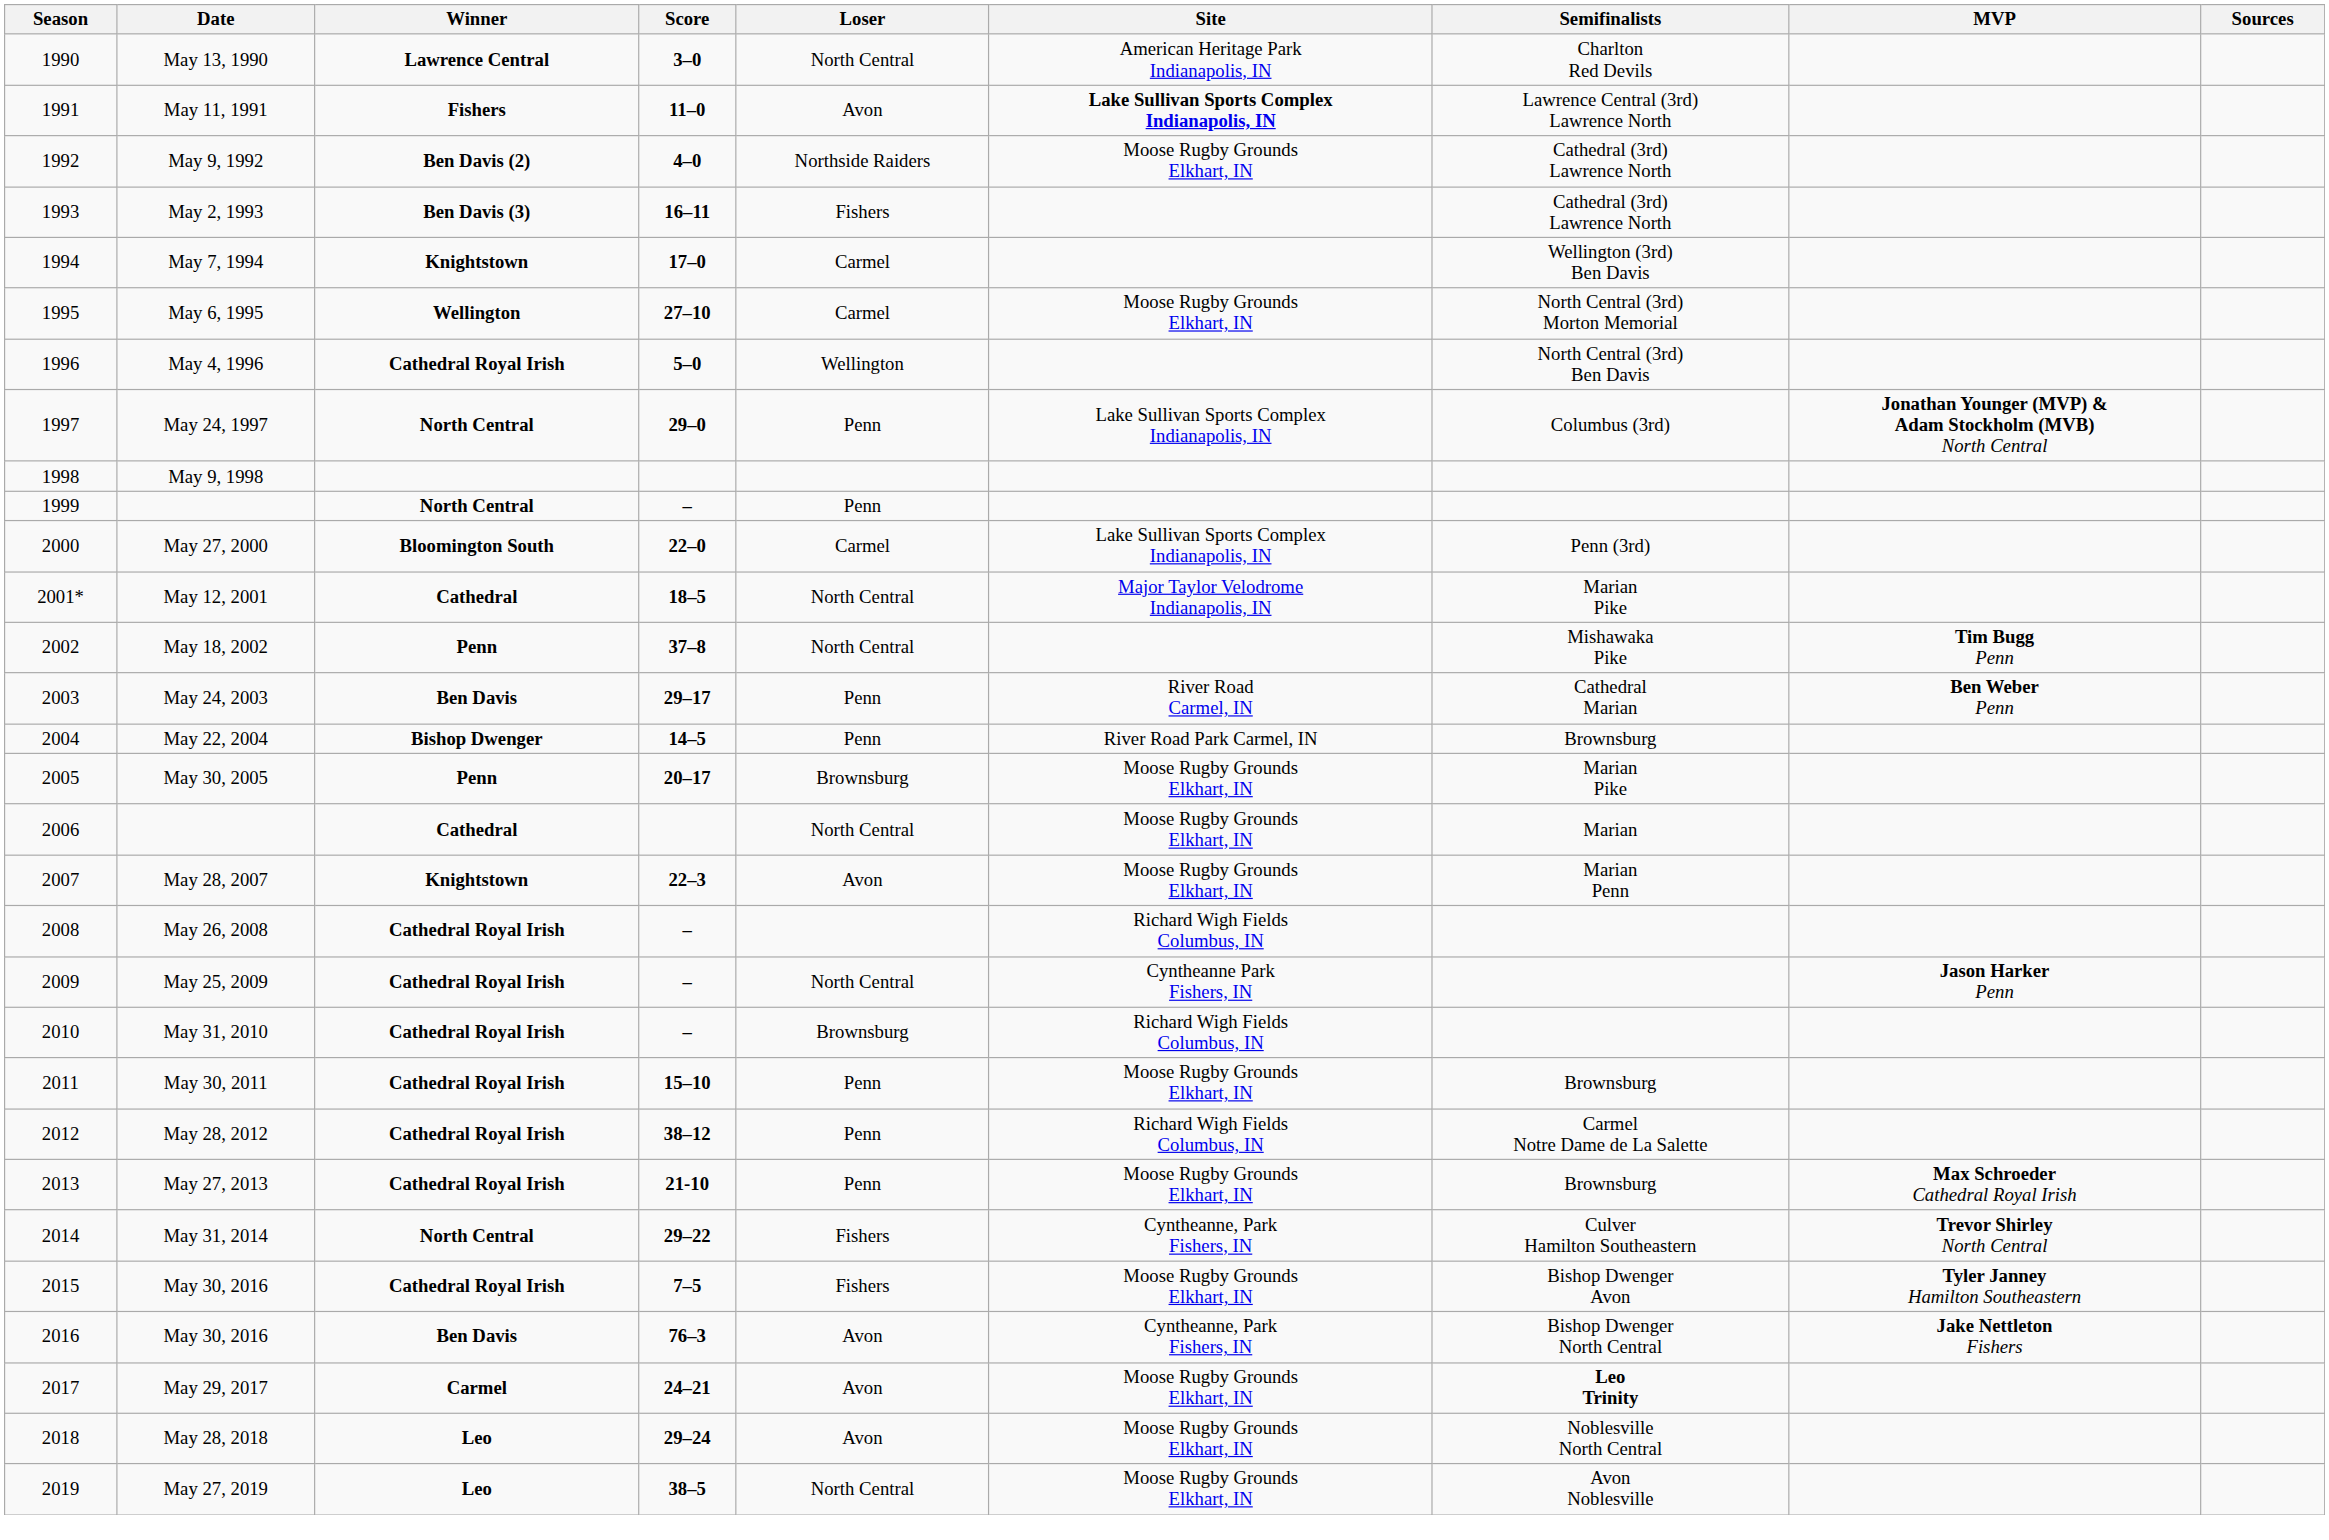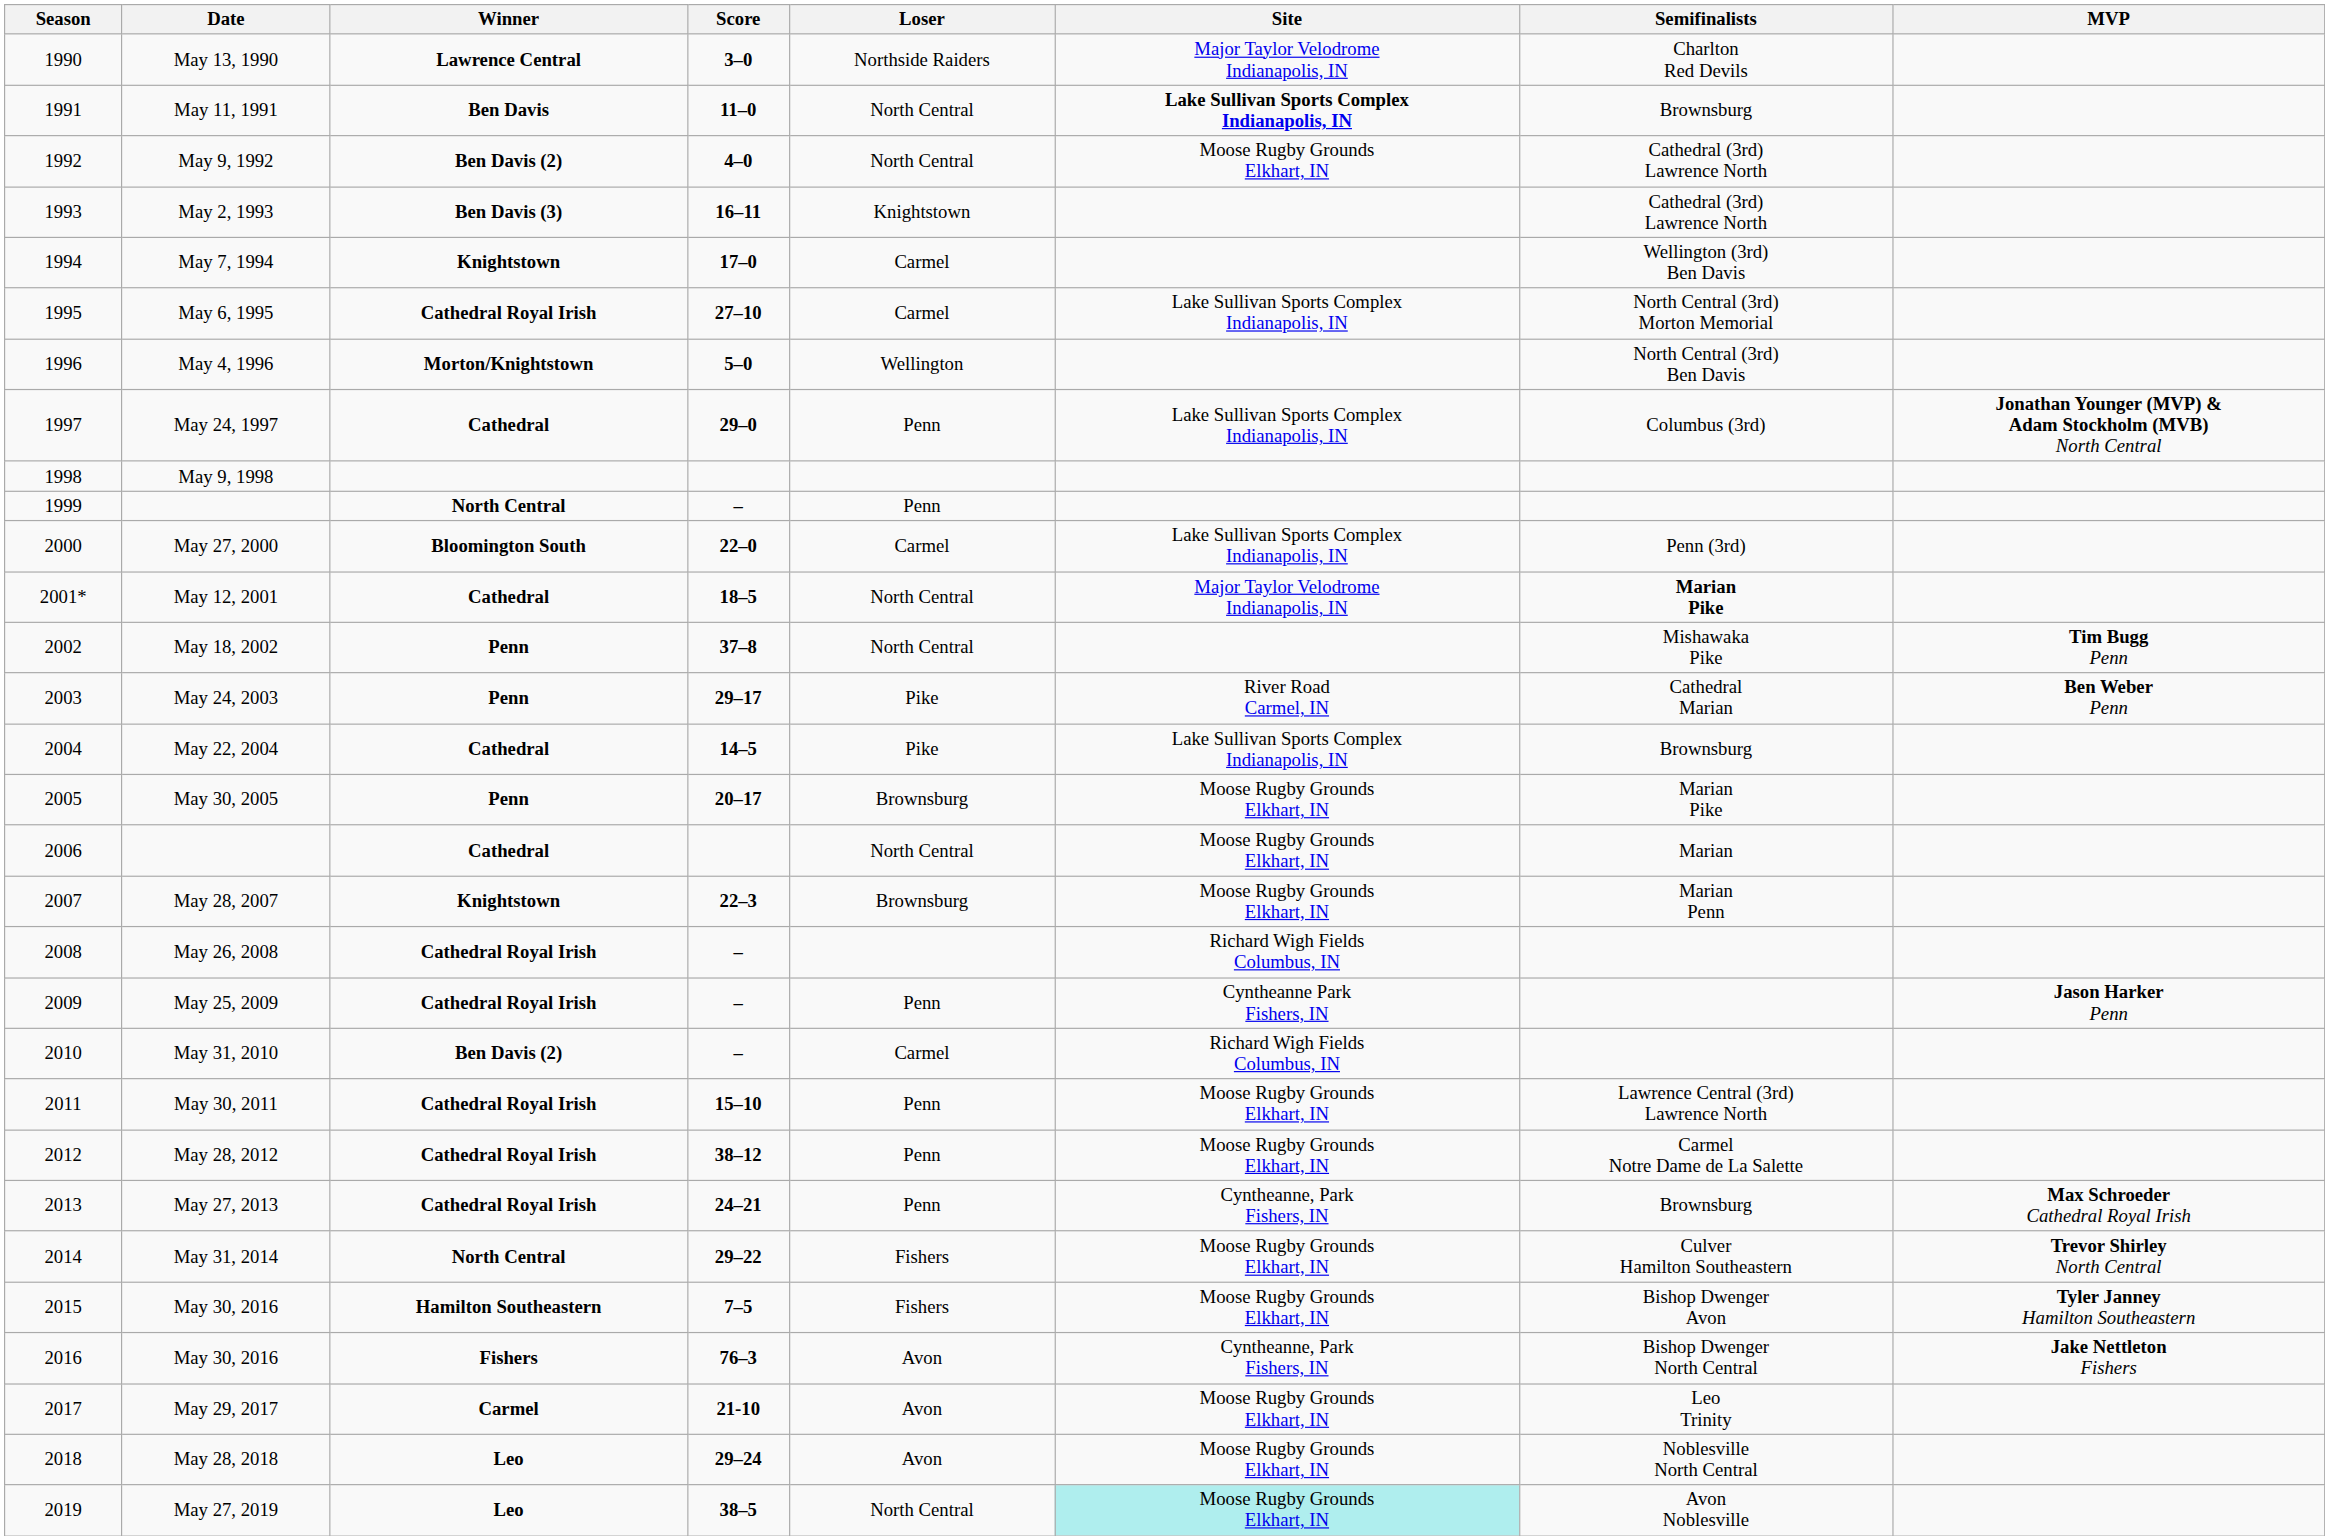- column: (2263, 19)
(862, 59) North Central -> (922, 59) Northside Raiders
(1211, 59) American Heritage Park Indianapolis, IN -> (1287, 59) Major Taylor Velodrome Indianapolis, IN
(477, 110) Fishers -> (509, 110) Ben Davis
(862, 110) Avon -> (922, 110) North Central
(1610, 110) Lawrence Central (3rd) Lawrence North -> (1706, 110) Brownsburg
(862, 161) Northside Raiders -> (922, 161) North Central
(862, 211) Fishers -> (922, 211) Knightstown
(477, 313) Wellington -> (509, 313) Cathedral Royal Irish
(1211, 313) Moose Rugby Grounds Elkhart, IN -> (1287, 313) Lake Sullivan Sports Complex Indianapolis, IN
(477, 364) Cathedral Royal Irish -> (509, 364) Morton/Knightstown
(477, 425) North Central -> (509, 425) Cathedral
(1610, 596) normal -> (1706, 596) bold
(477, 698) Ben Davis -> (509, 698) Penn
(862, 698) Penn -> (922, 698) Pike
(477, 738) Bishop Dwenger -> (509, 748) Cathedral
(862, 738) Penn -> (922, 748) Pike
(1211, 738) River Road Park Carmel, IN -> (1287, 748) Lake Sullivan Sports Complex Indianapolis, IN
(862, 880) Avon -> (922, 901) Brownsburg
(862, 981) North Central -> (922, 1002) Penn
(477, 1032) Cathedral Royal Irish -> (509, 1053) Ben Davis (2)
(862, 1032) Brownsburg -> (922, 1053) Carmel
(1610, 1083) Brownsburg -> (1706, 1104) Lawrence Central (3rd) Lawrence North
(1211, 1133) Richard Wigh Fields Columbus, IN -> (1287, 1154) Moose Rugby Grounds Elkhart, IN
(687, 1184) 21-10 -> (738, 1205) 24–21
(1211, 1184) Moose Rugby Grounds Elkhart, IN -> (1287, 1205) Cyntheanne, Park Fishers, IN
(1211, 1235) Cyntheanne, Park Fishers, IN -> (1287, 1256) Moose Rugby Grounds Elkhart, IN
(477, 1286) Cathedral Royal Irish -> (509, 1307) Hamilton Southeastern
(477, 1336) Ben Davis -> (509, 1357) Fishers
(687, 1387) 24–21 -> (738, 1408) 21-10
(1610, 1387) bold -> (1706, 1408) normal
(1211, 1489) no background -> (1287, 1510) paleturquoise background
